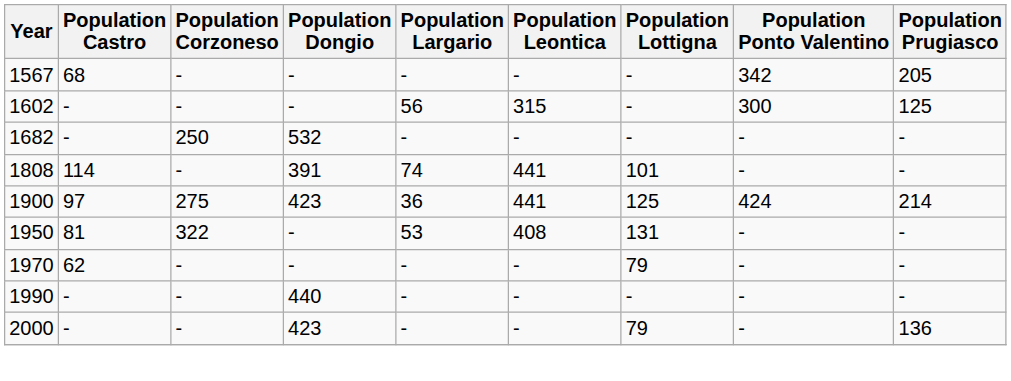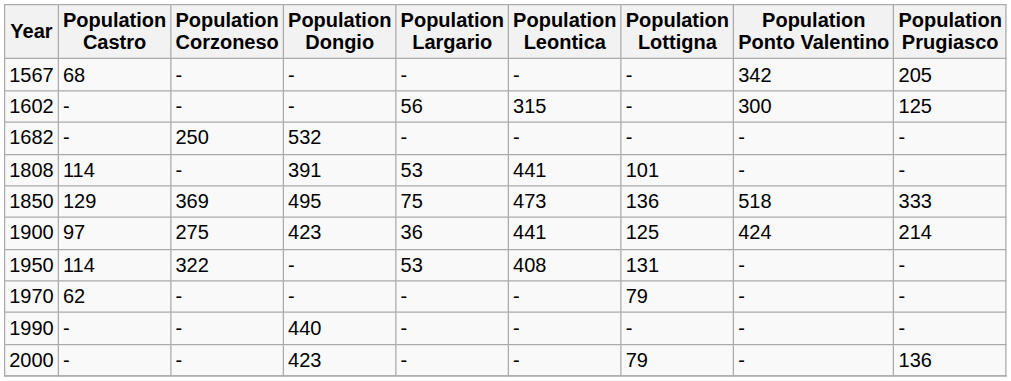(412, 169) 74 -> (412, 169) 53
+ row: (31, 201)
(74, 233) 81 -> (79, 264) 114
